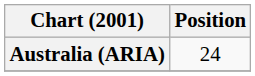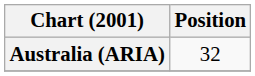(210, 53) 24 -> (210, 53) 32
